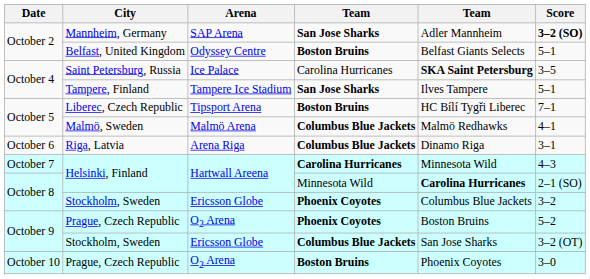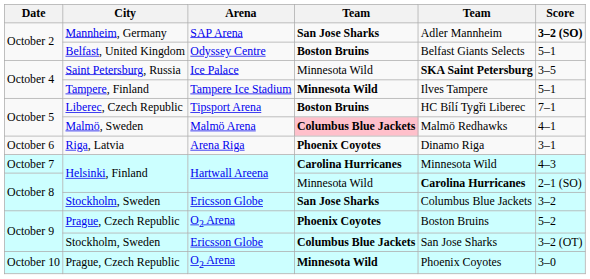(345, 70) Carolina Hurricanes -> (335, 70) Minnesota Wild
(338, 88) San Jose Sharks -> (337, 88) Minnesota Wild
(356, 126) no background -> (356, 126) pink background
(356, 145) Columbus Blue Jackets -> (339, 145) Phoenix Coyotes
(339, 201) Phoenix Coyotes -> (338, 201) San Jose Sharks
(333, 262) Boston Bruins -> (337, 262) Minnesota Wild
